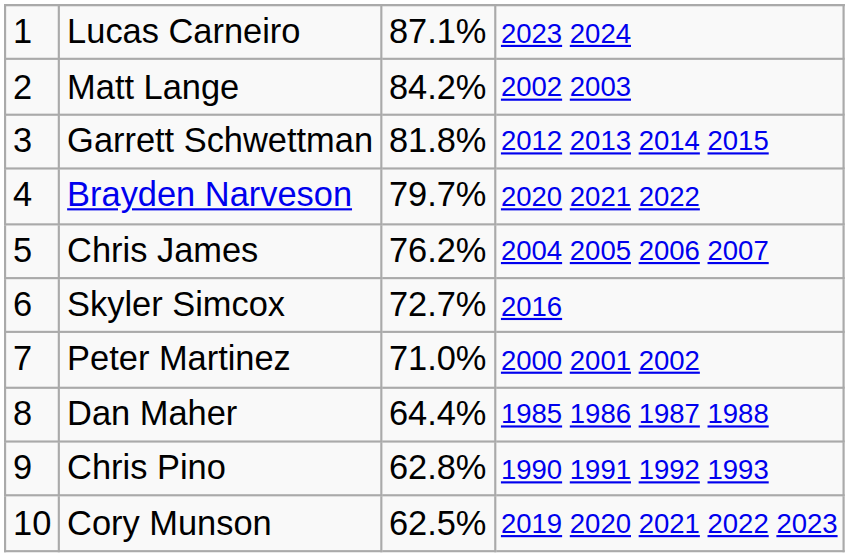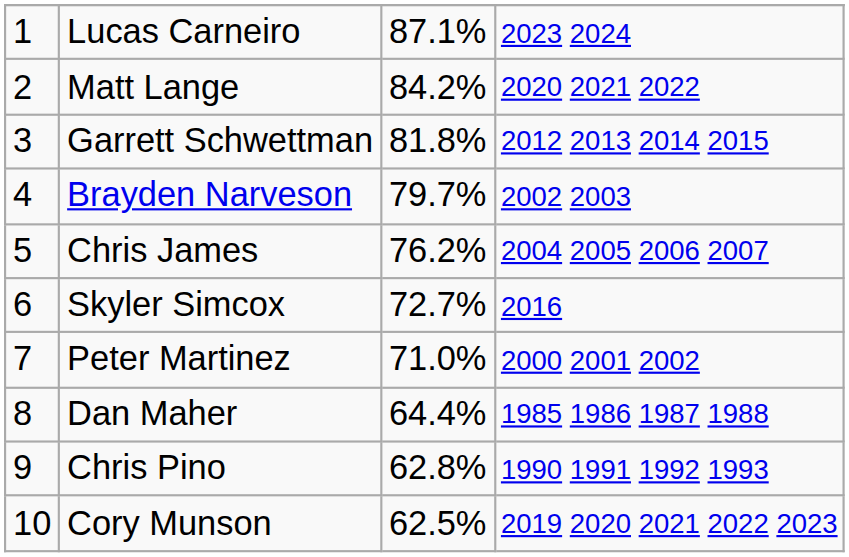(566, 87) 2002 2003 -> (600, 87) 2020 2021 2022
(600, 196) 2020 2021 2022 -> (566, 196) 2002 2003
